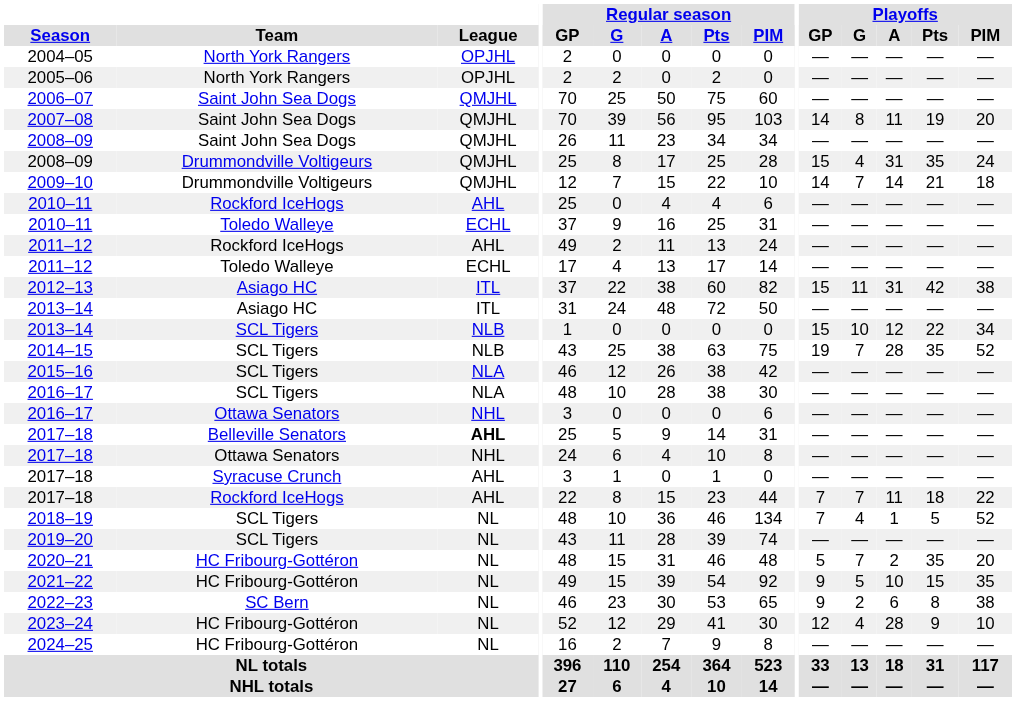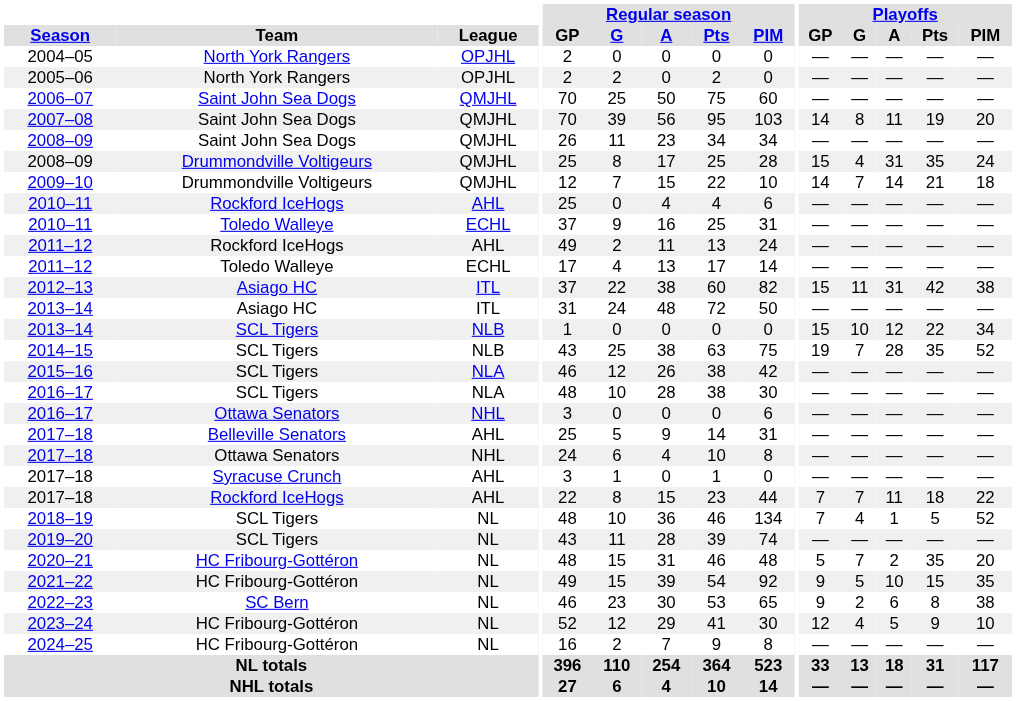(488, 434) bold -> (488, 434) normal
(894, 623) 28 -> (894, 623) 5
